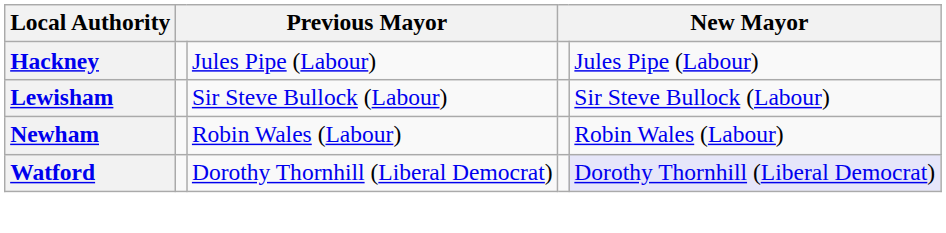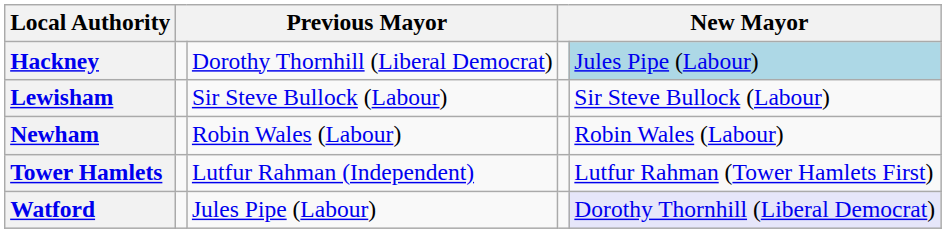(284, 60) Jules Pipe (Labour) -> (372, 60) Dorothy Thornhill (Liberal Democrat)
(666, 60) no background -> (666, 60) lightblue background
+ row: (86, 172)
(372, 172) Dorothy Thornhill (Liberal Democrat) -> (284, 209) Jules Pipe (Labour)
